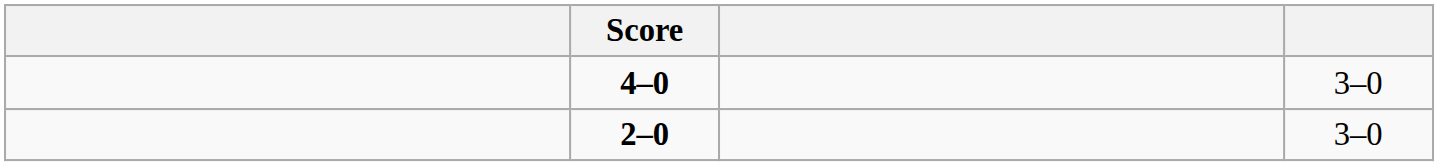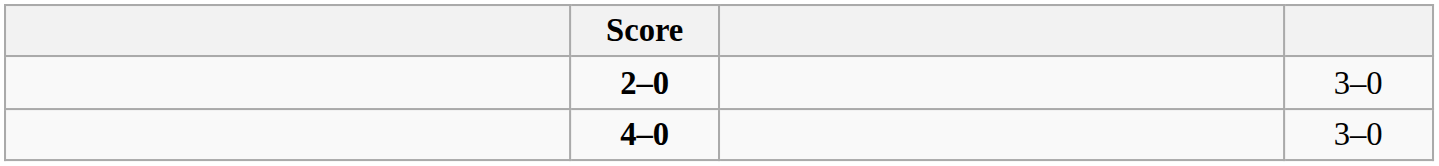rows swapped: (645, 82) <-> (645, 133)
